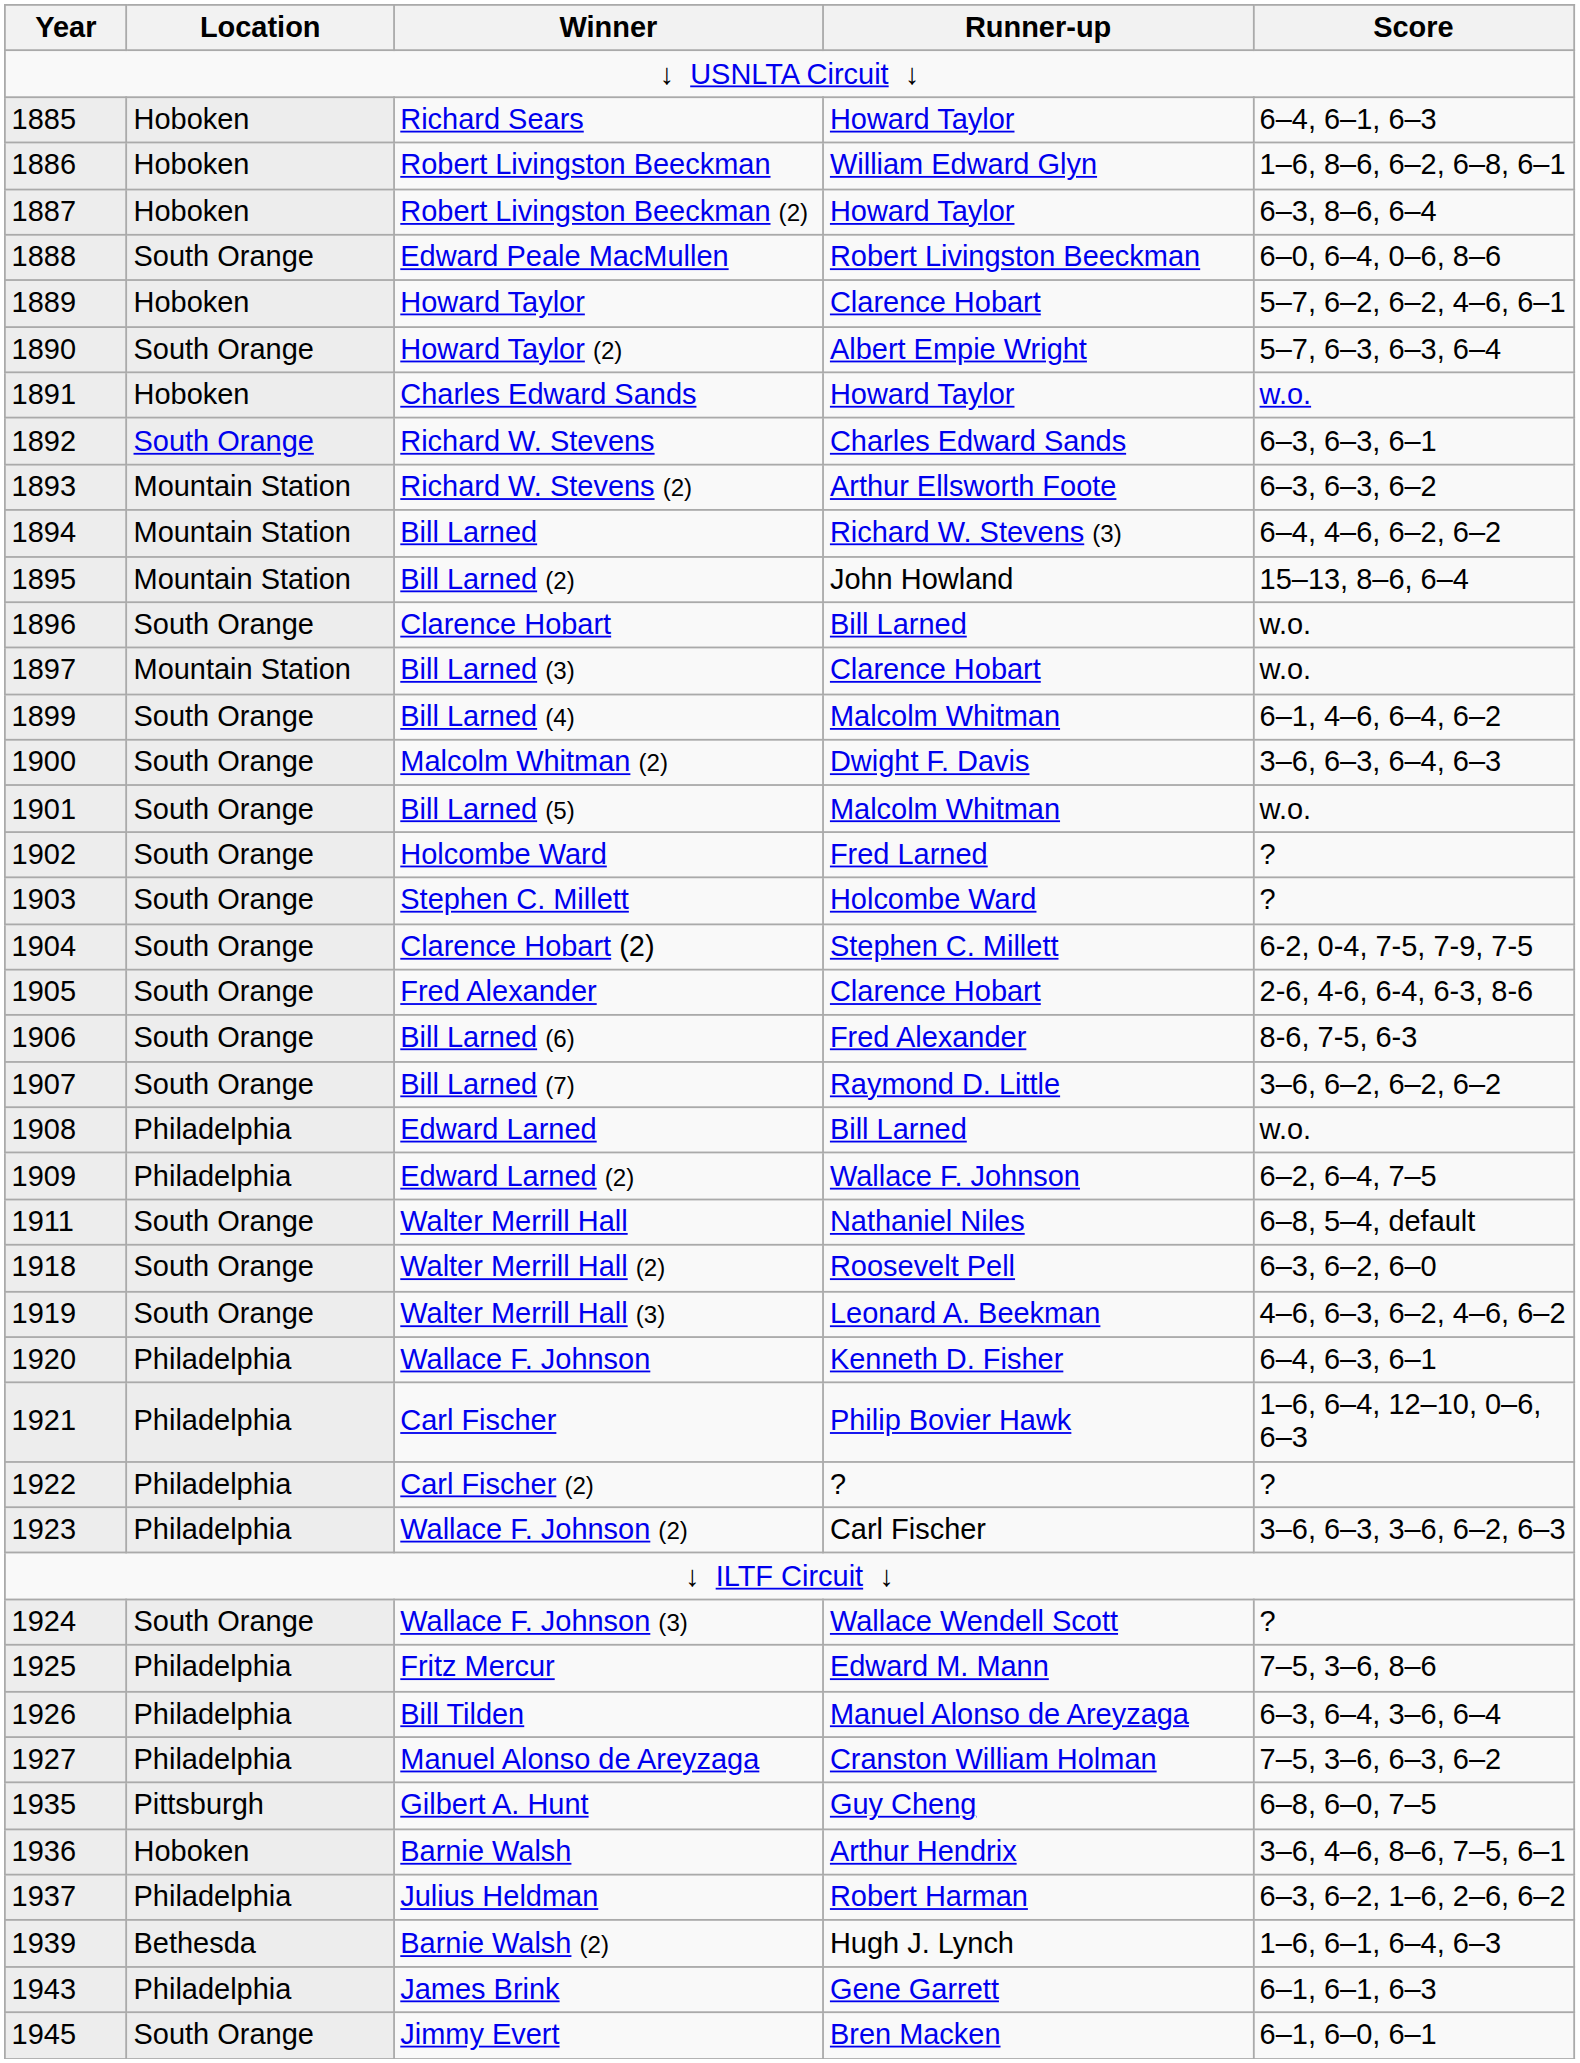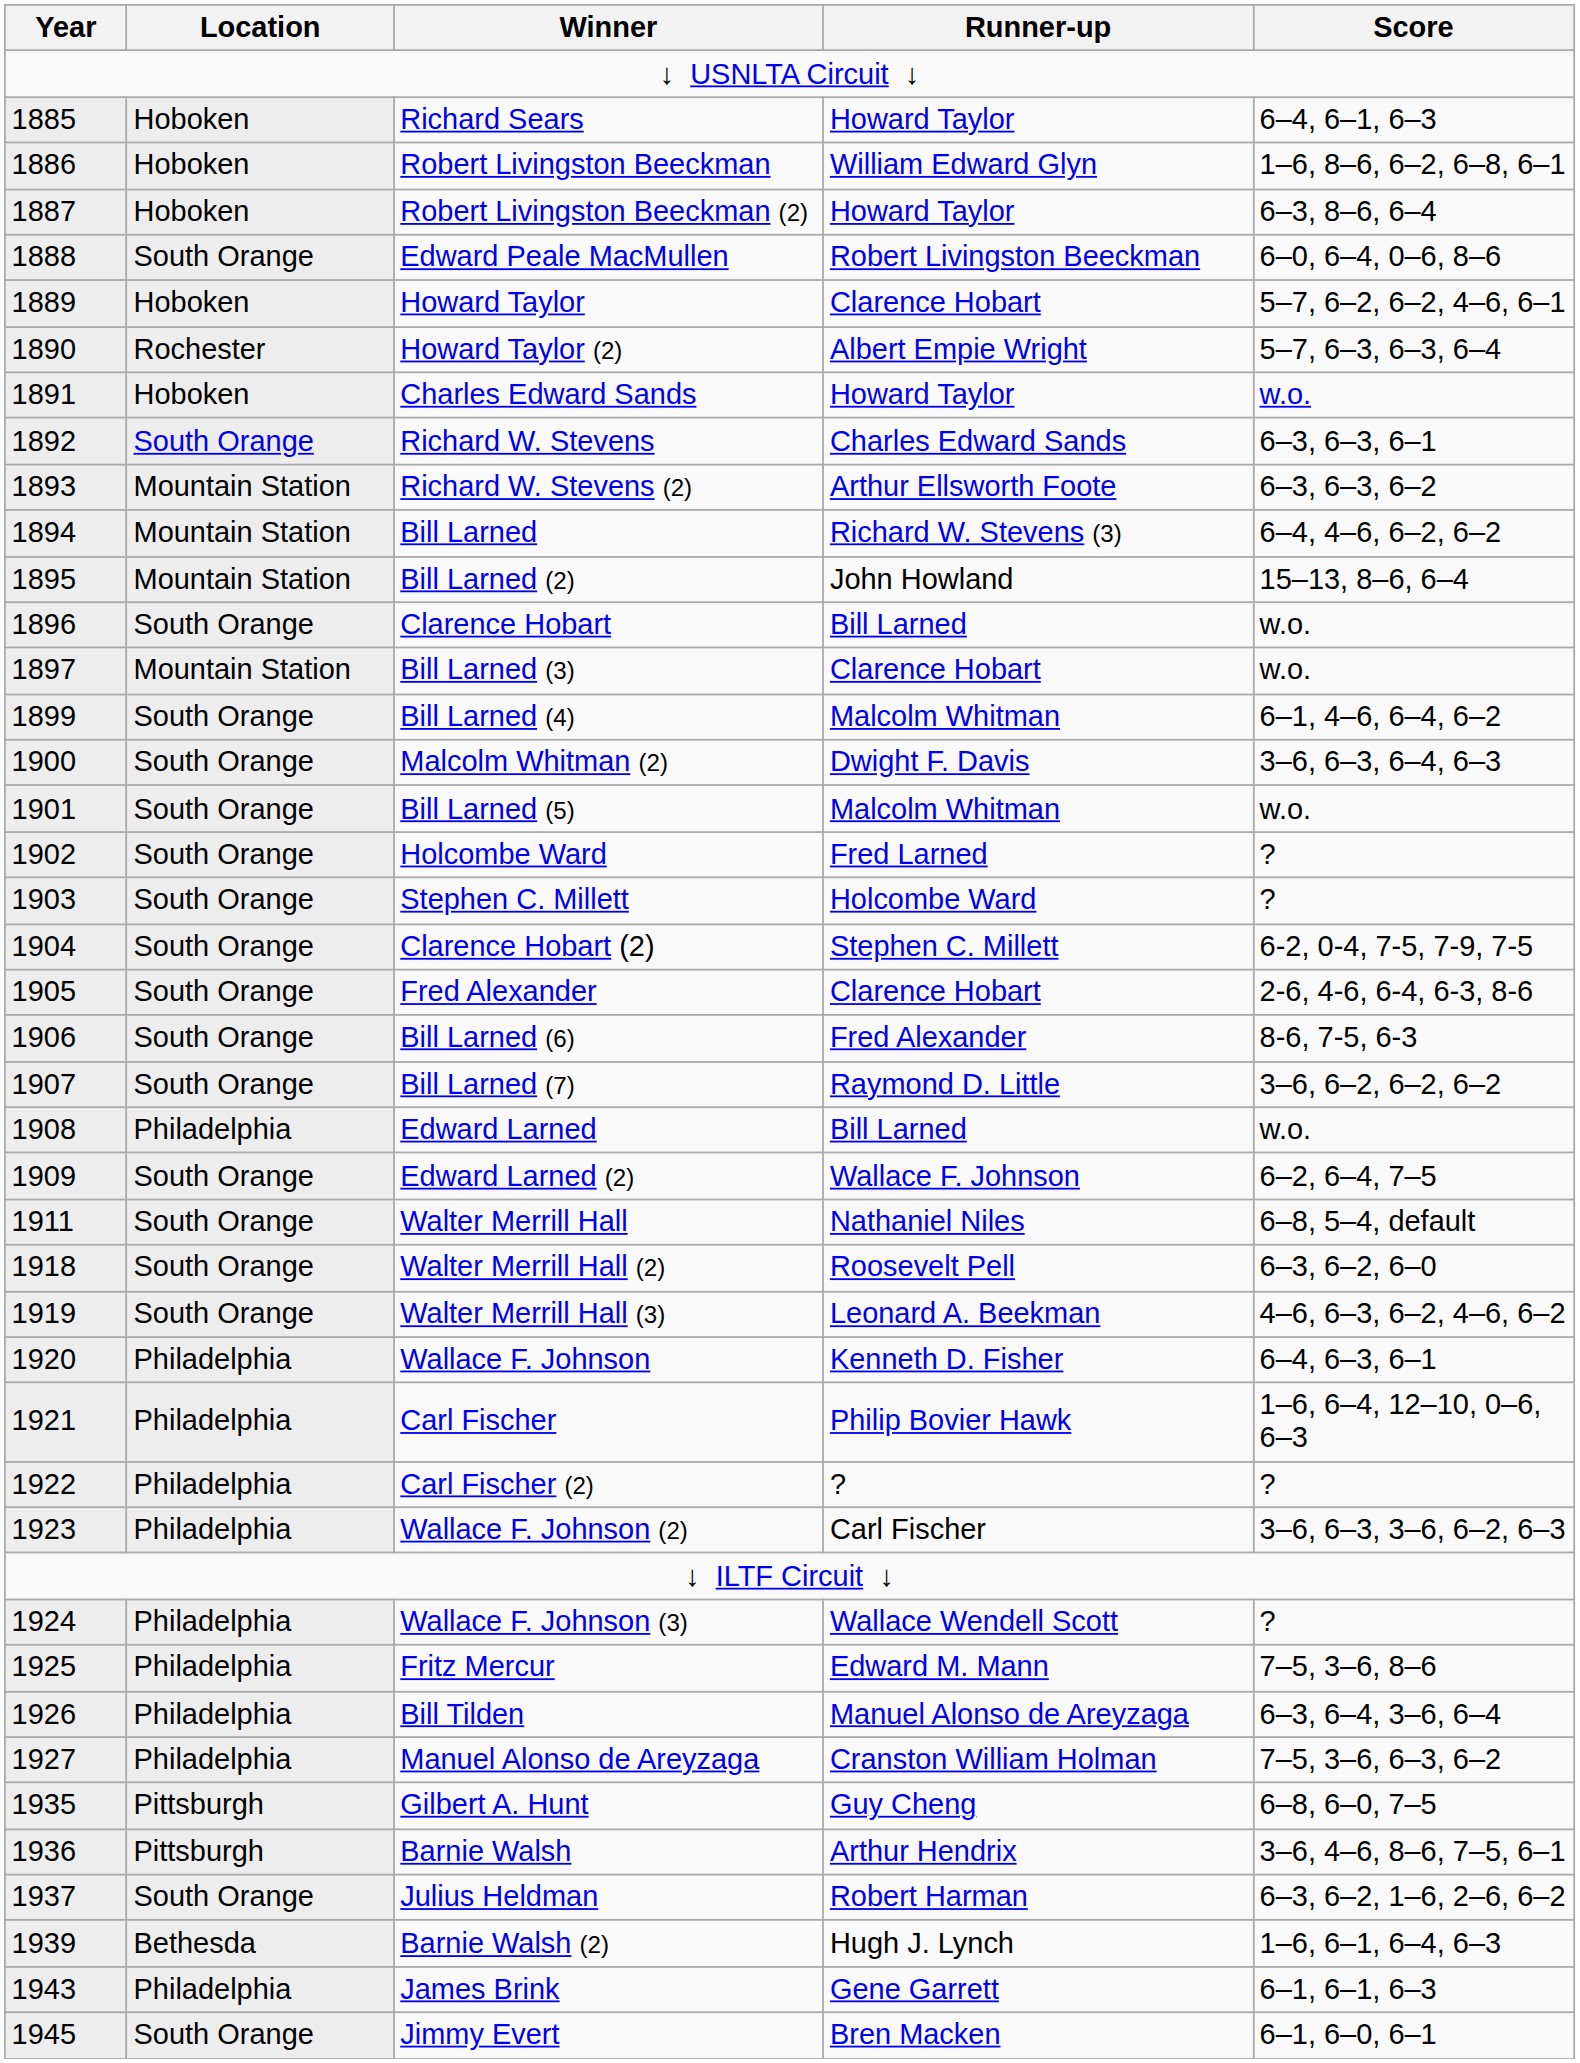(224, 348) South Orange -> (200, 348) Rochester
(212, 1175) Philadelphia -> (224, 1175) South Orange
(224, 1621) South Orange -> (212, 1621) Philadelphia
(191, 1851) Hoboken -> (199, 1851) Pittsburgh
(212, 1897) Philadelphia -> (224, 1897) South Orange
